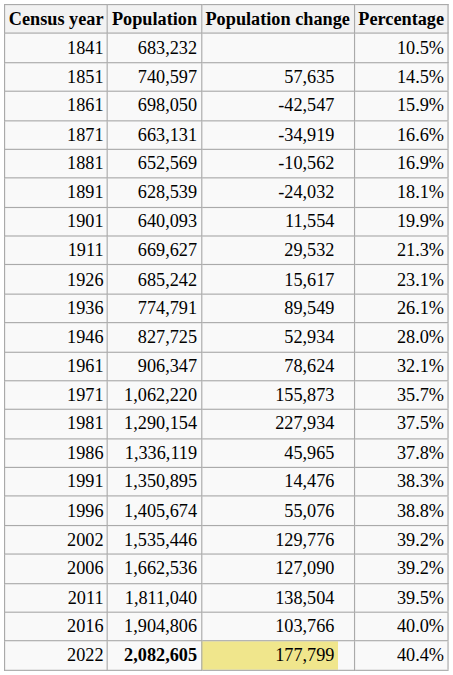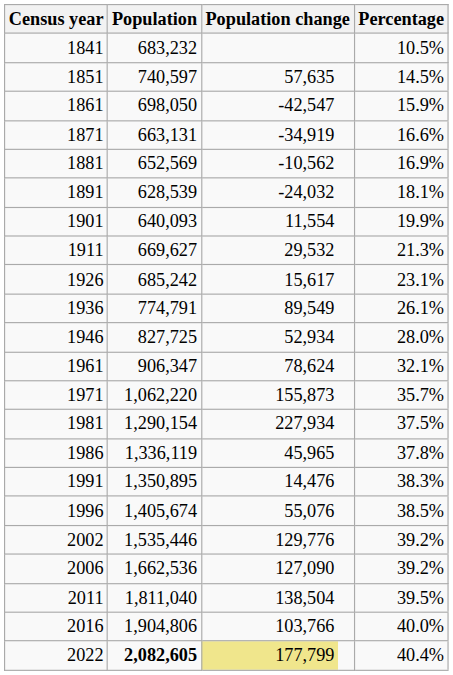(421, 510) 38.8% -> (421, 510) 38.5%
